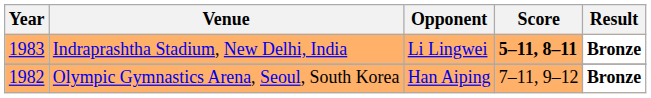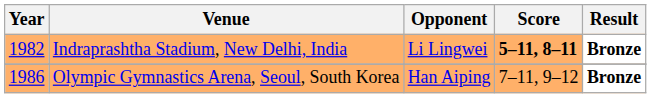(27, 49) 1983 -> (27, 49) 1982
(27, 78) 1982 -> (27, 78) 1986
